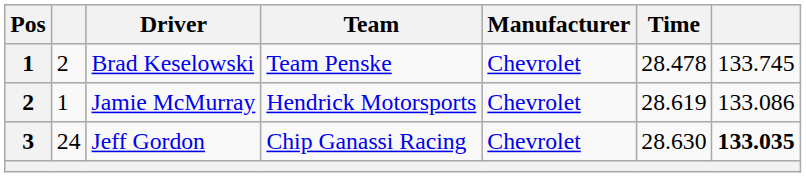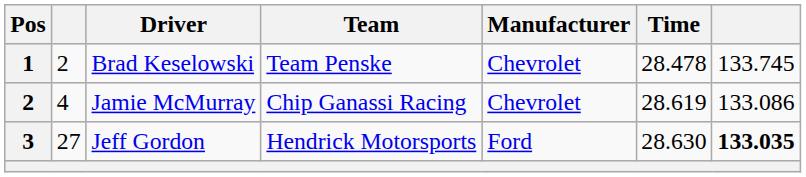(63, 102) 1 -> (63, 102) 4
(371, 102) Hendrick Motorsports -> (366, 102) Chip Ganassi Racing
(69, 141) 24 -> (69, 141) 27
(366, 141) Chip Ganassi Racing -> (371, 141) Hendrick Motorsports
(534, 141) Chevrolet -> (510, 141) Ford
